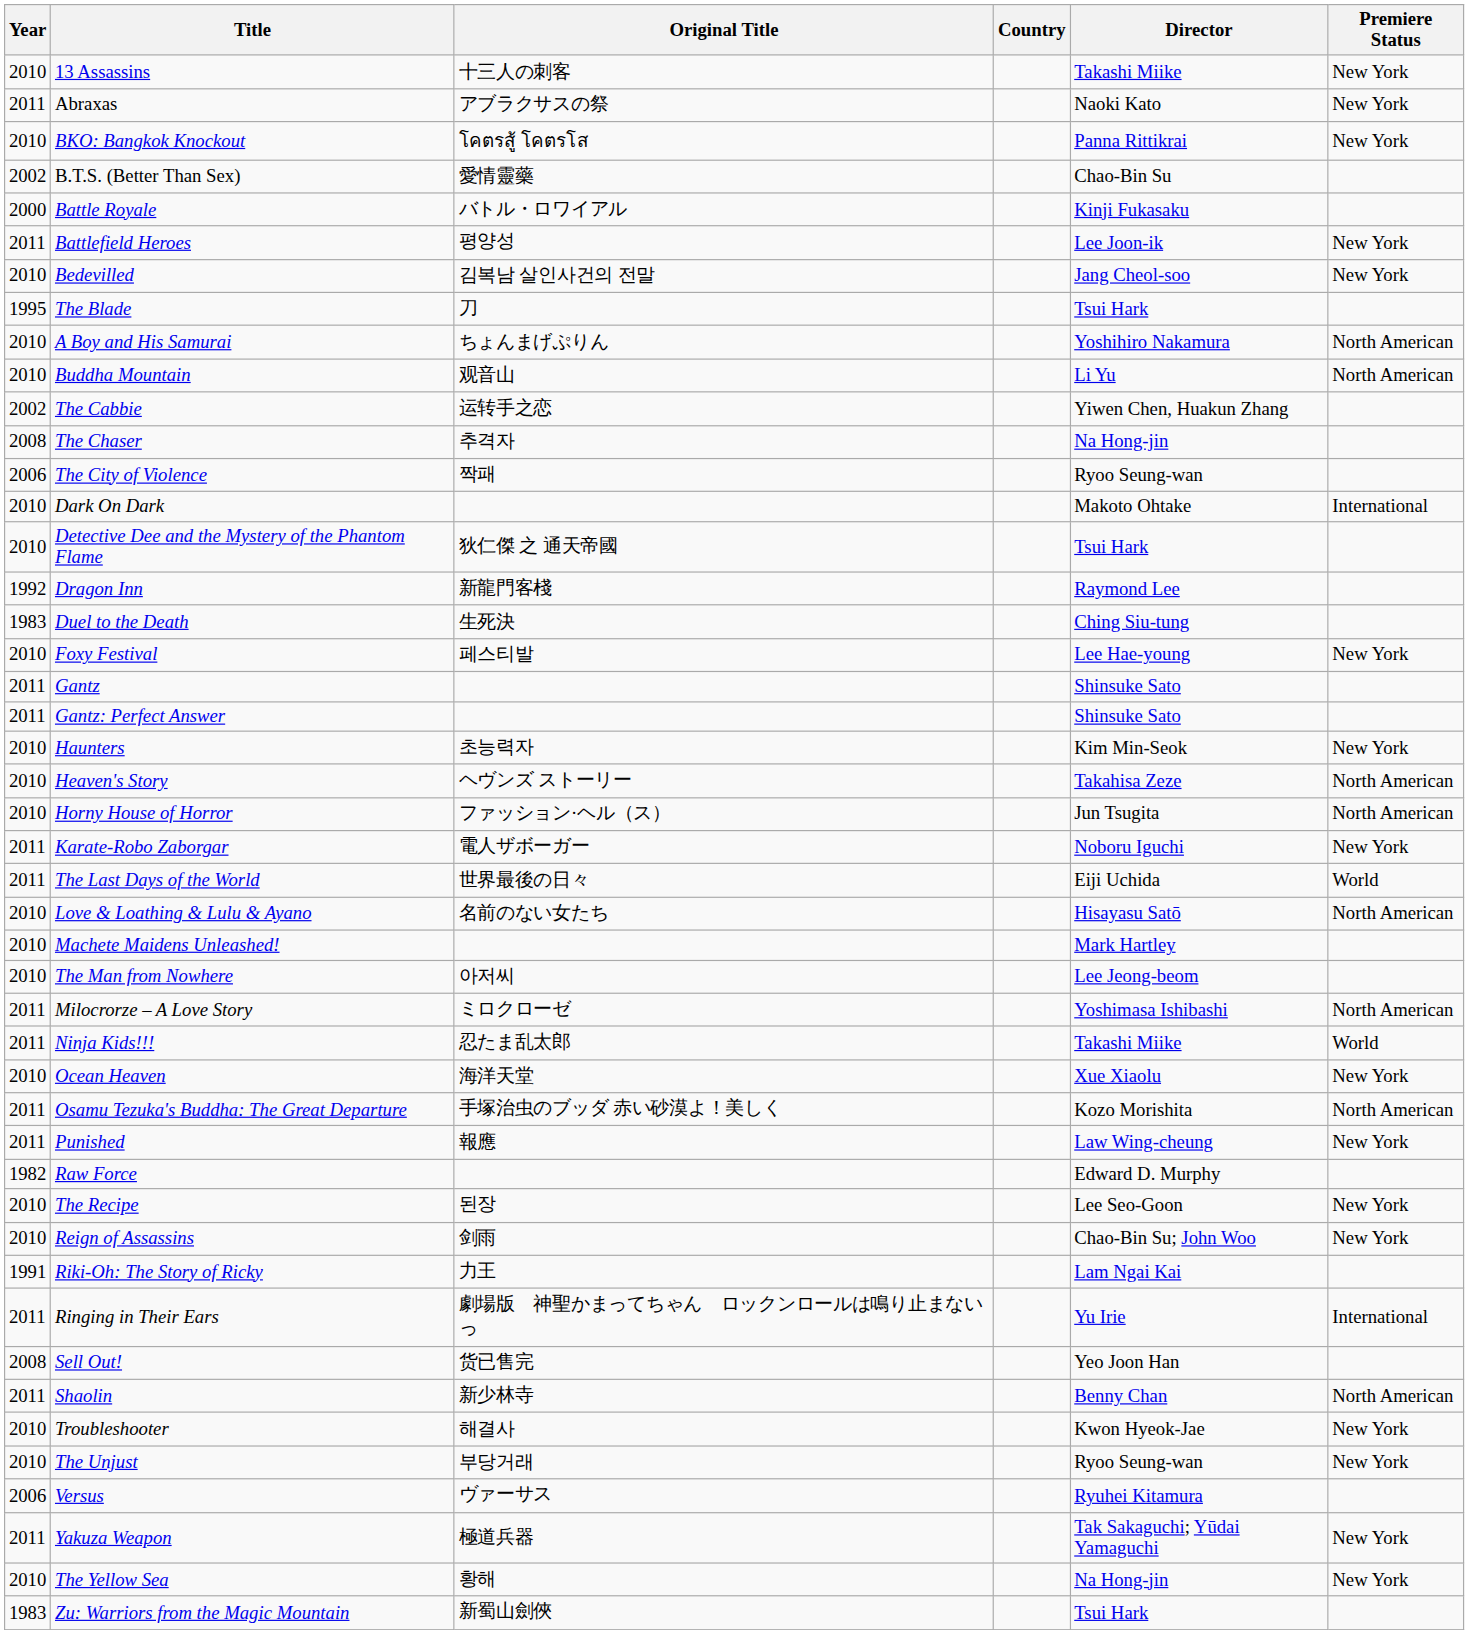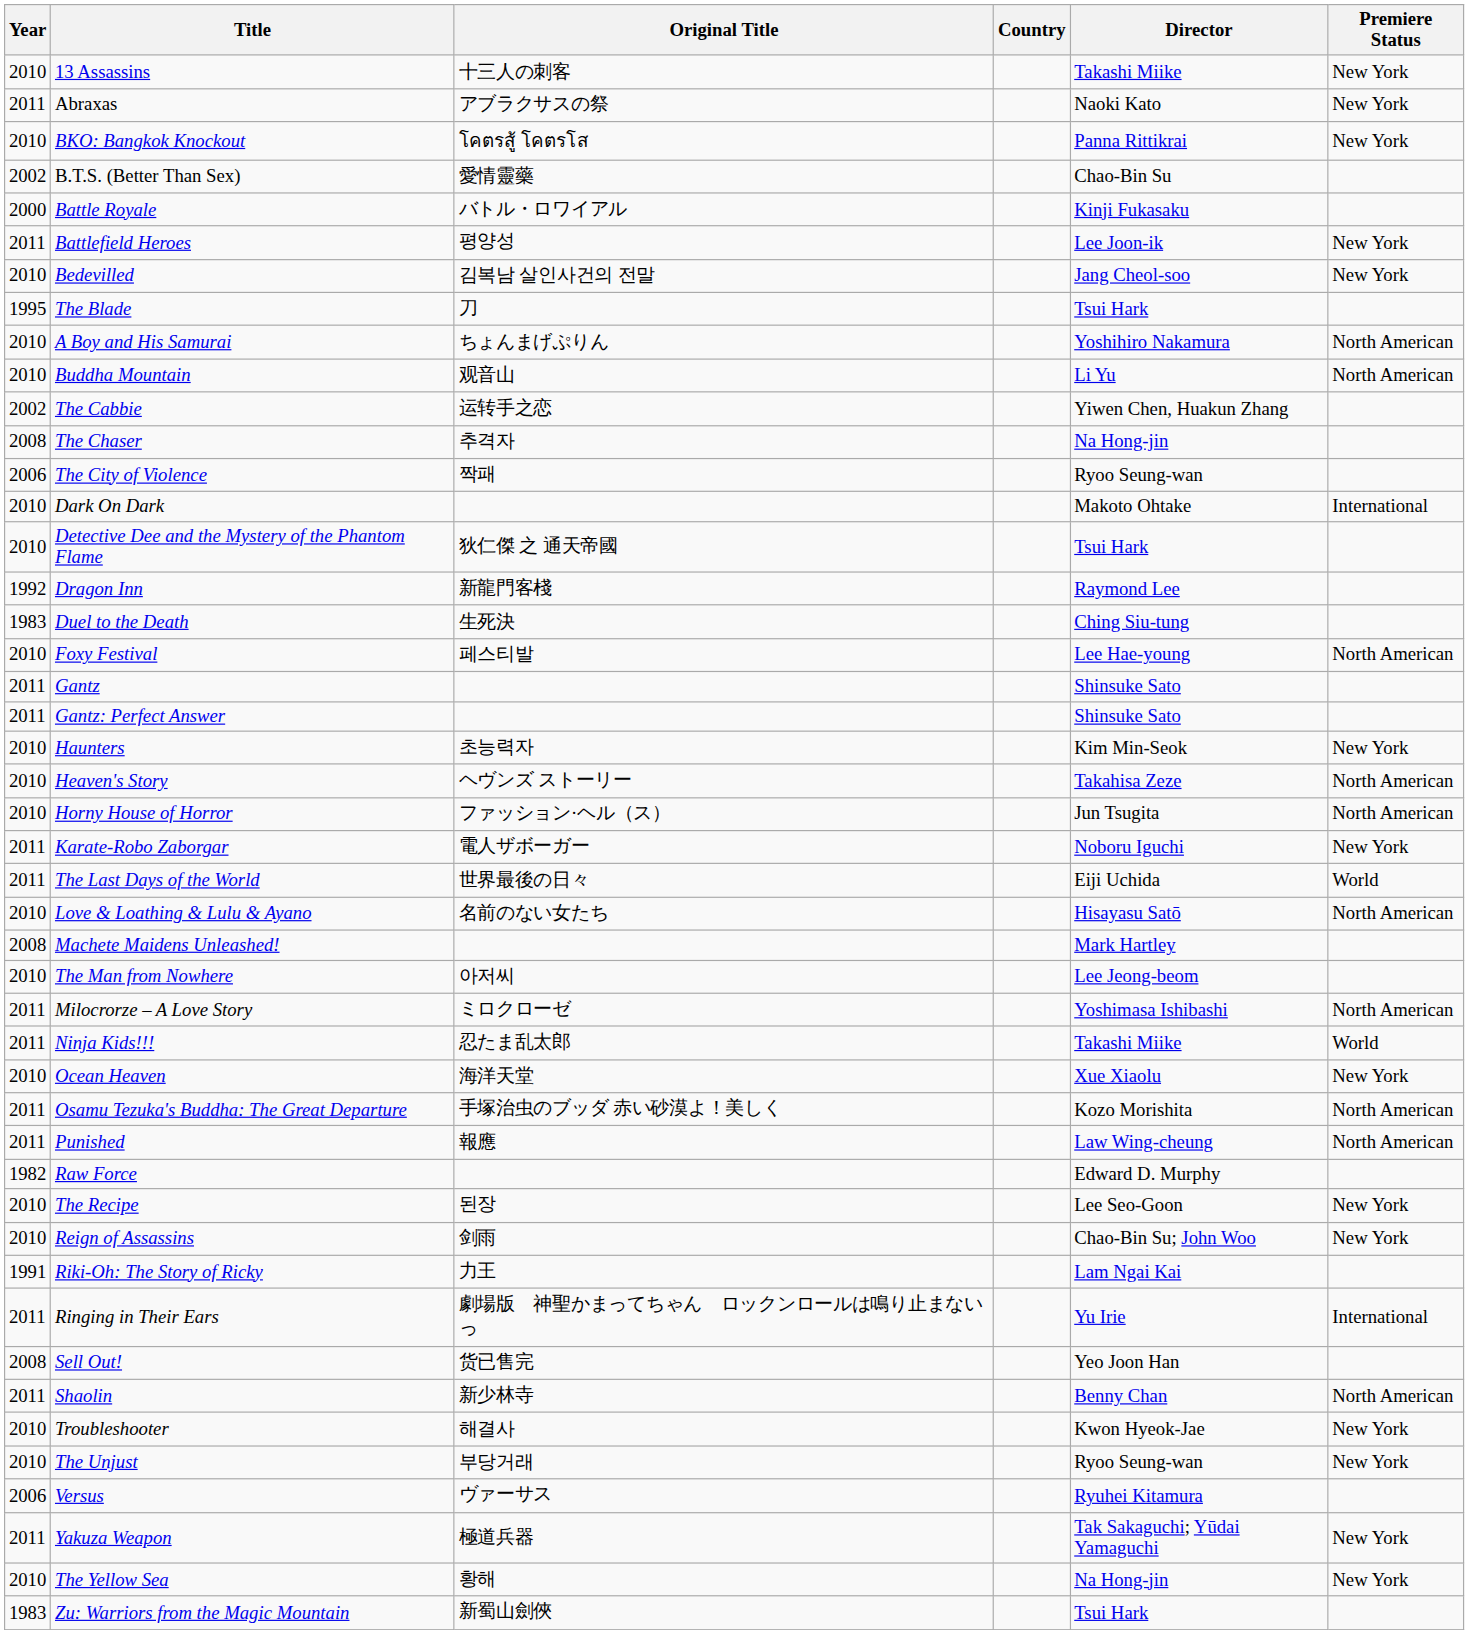(1370, 654) New York -> (1393, 654) North American
(28, 944) 2010 -> (28, 944) 2008
(1370, 1142) New York -> (1393, 1142) North American
